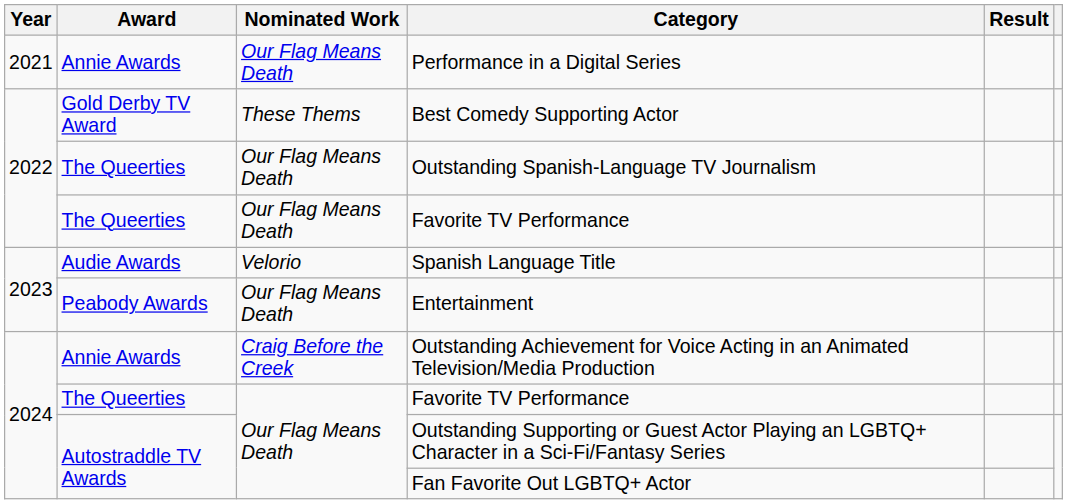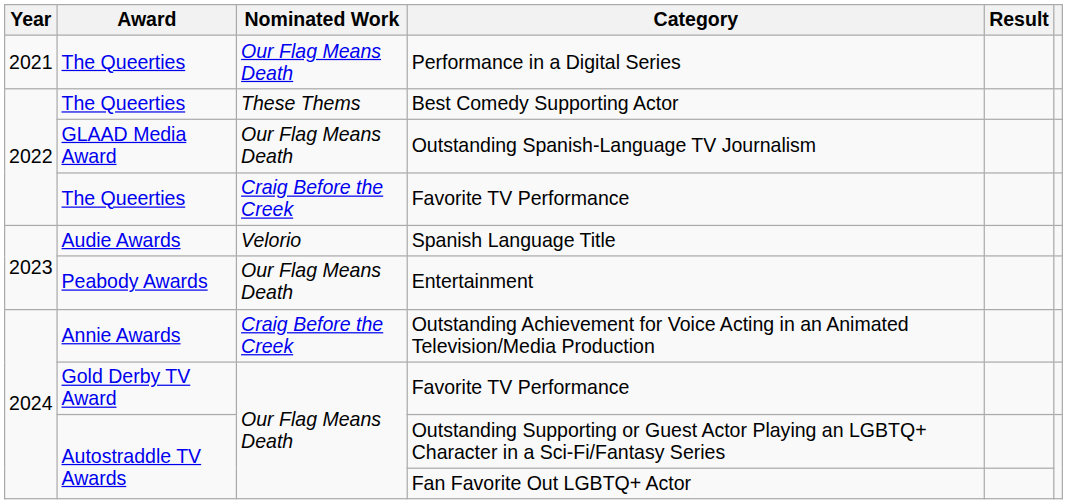(121, 61) Annie Awards -> (123, 61) The Queerties
(126, 114) Gold Derby TV Award -> (123, 103) The Queerties
(123, 167) The Queerties -> (124, 145) GLAAD Media Award
(311, 220) Our Flag Means Death -> (312, 198) Craig Before the Creek
(123, 399) The Queerties -> (126, 388) Gold Derby TV Award
